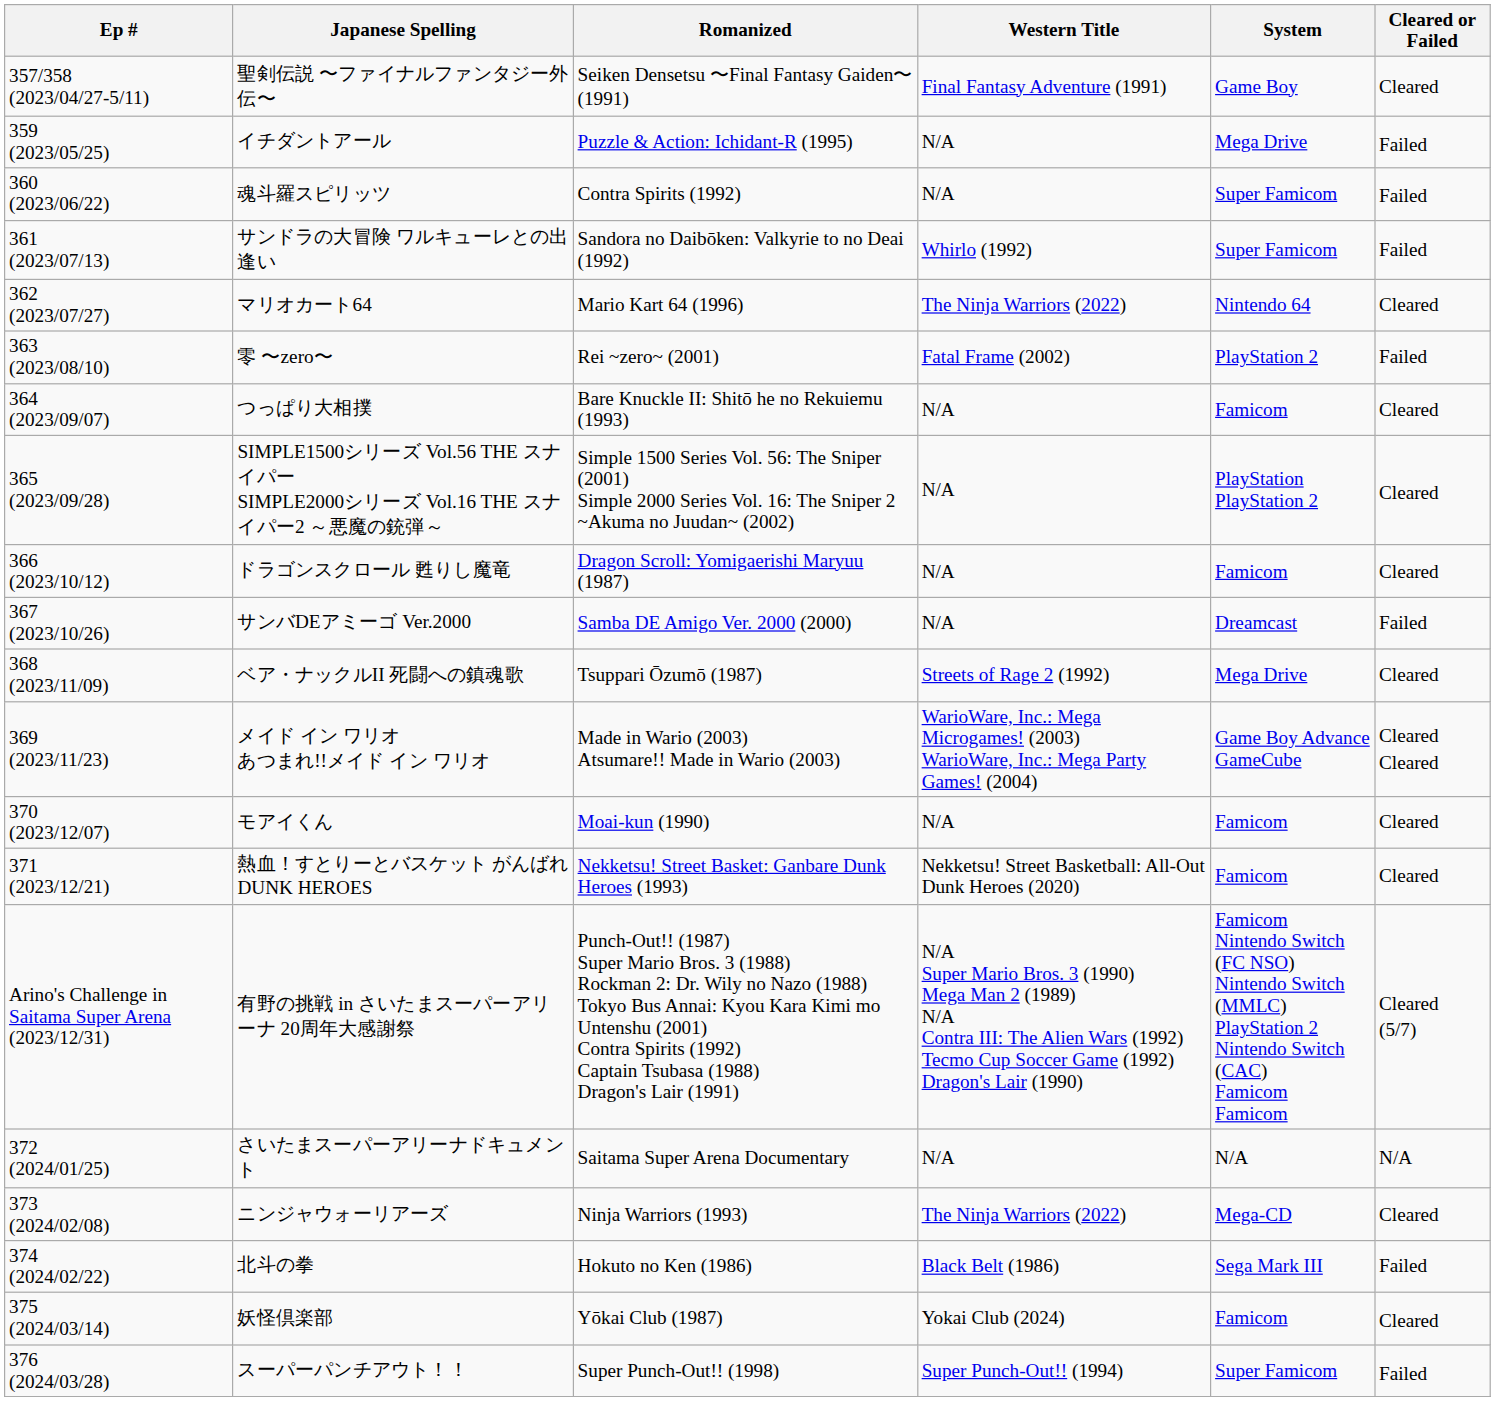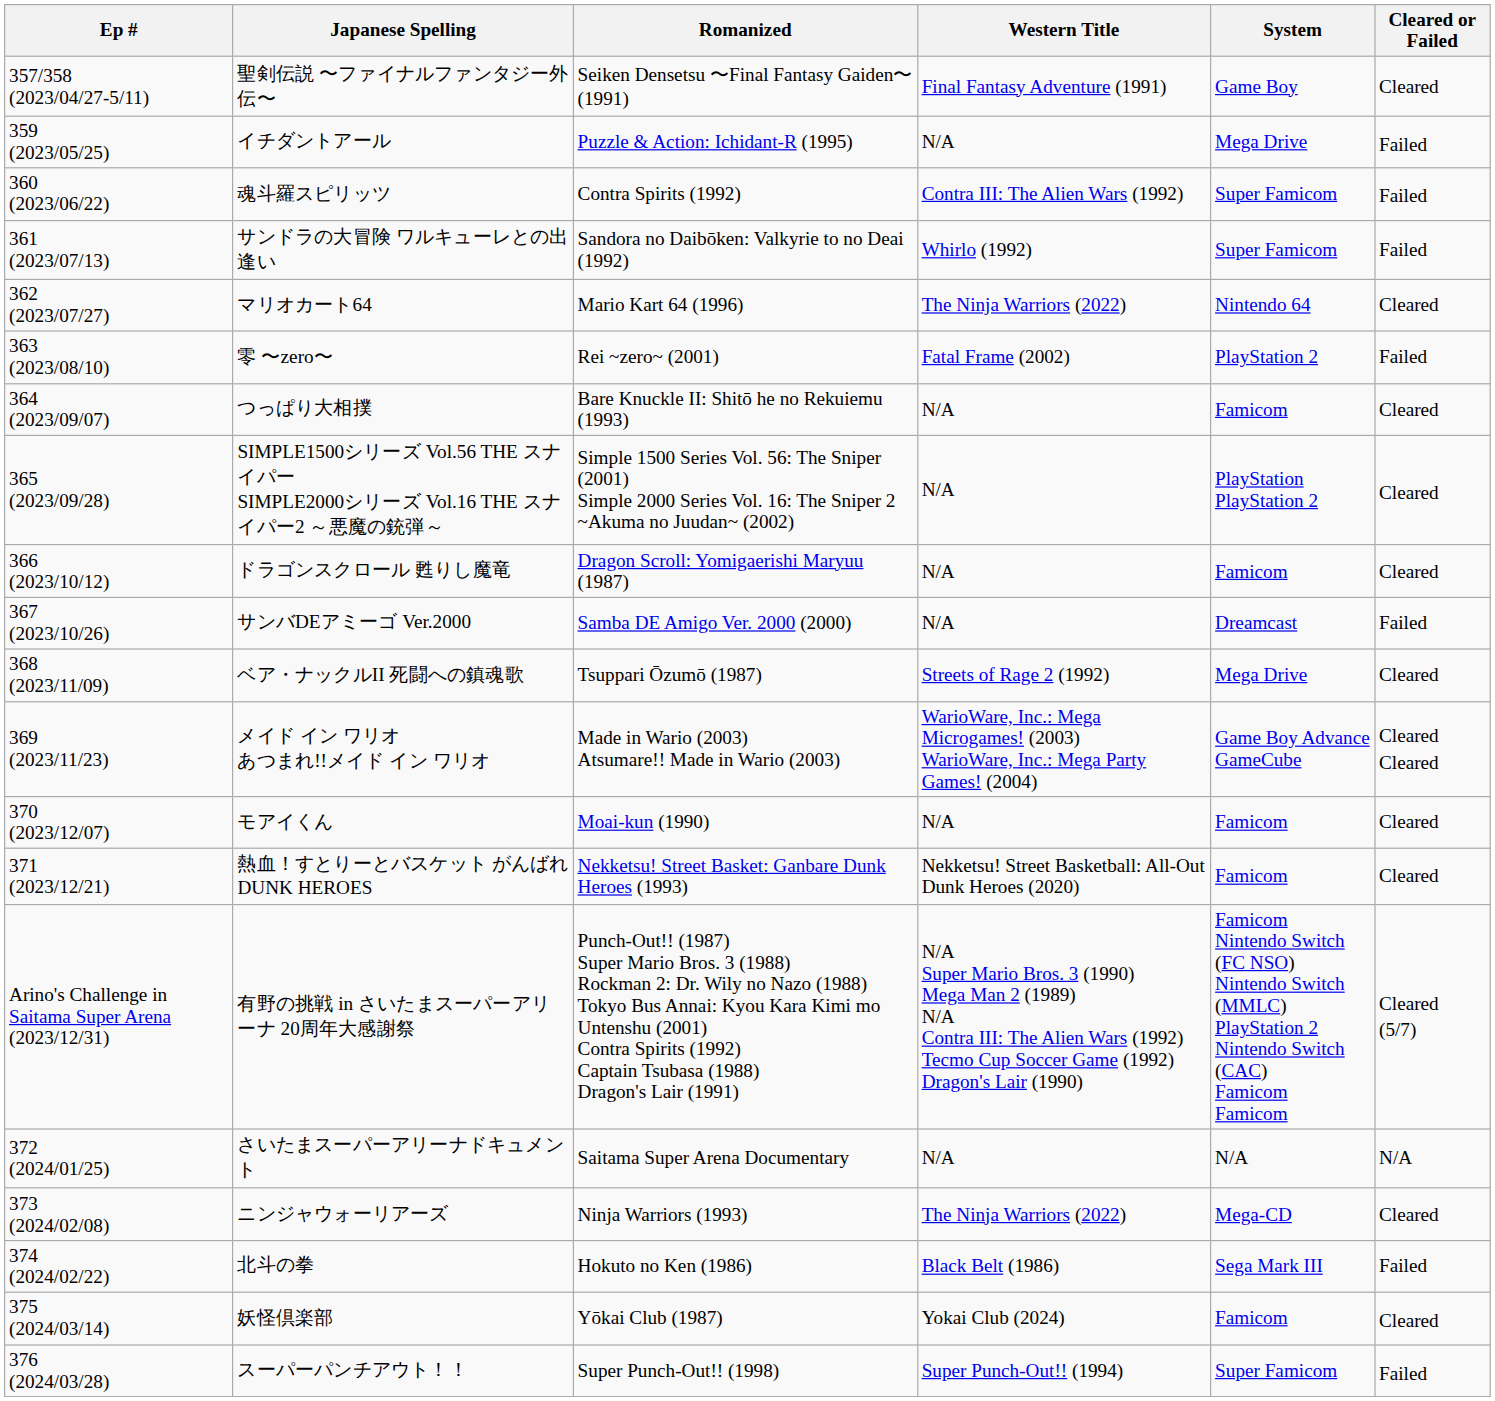(938, 193) N/A -> (1052, 193) Contra III: The Alien Wars (1992)
